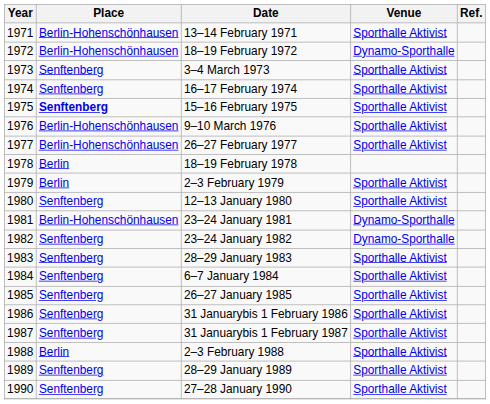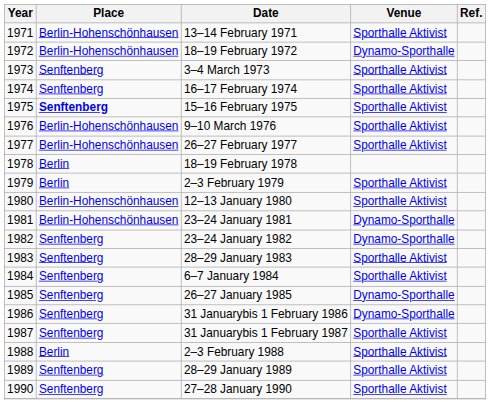(71, 201) Senftenberg -> (109, 201) Berlin-Hohenschönhausen
(400, 295) Sporthalle Aktivist -> (404, 295) Dynamo-Sporthalle
(400, 314) Sporthalle Aktivist -> (404, 314) Dynamo-Sporthalle
